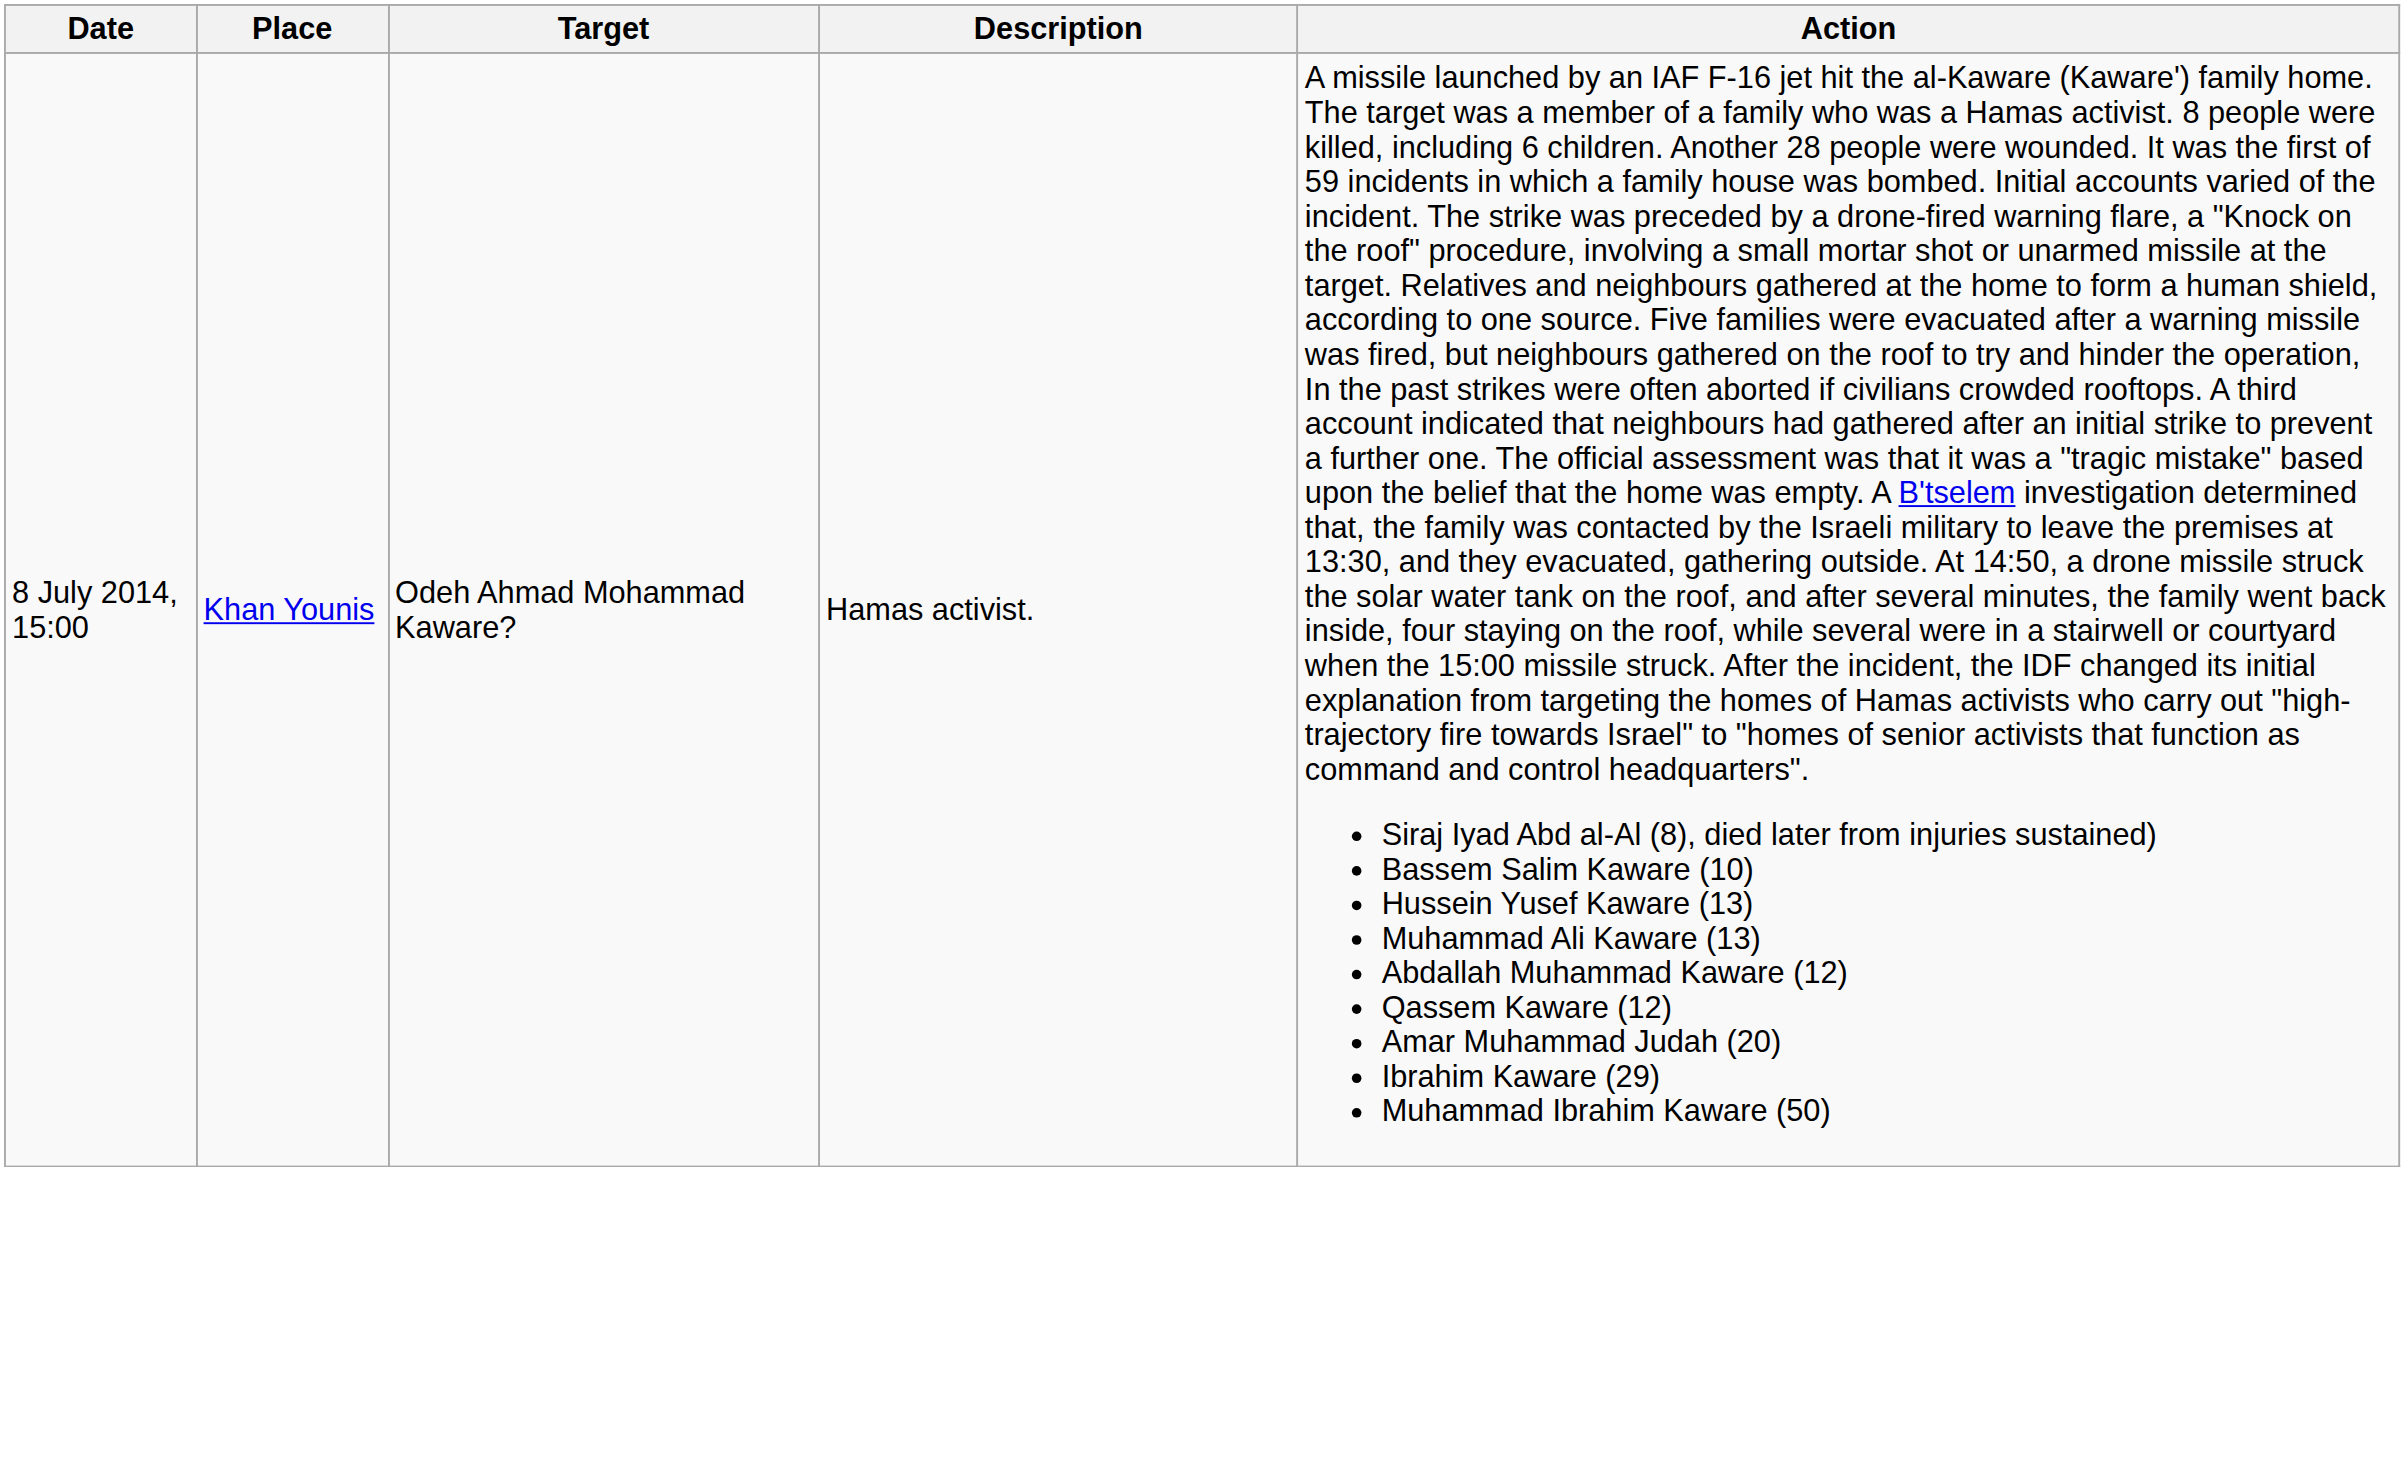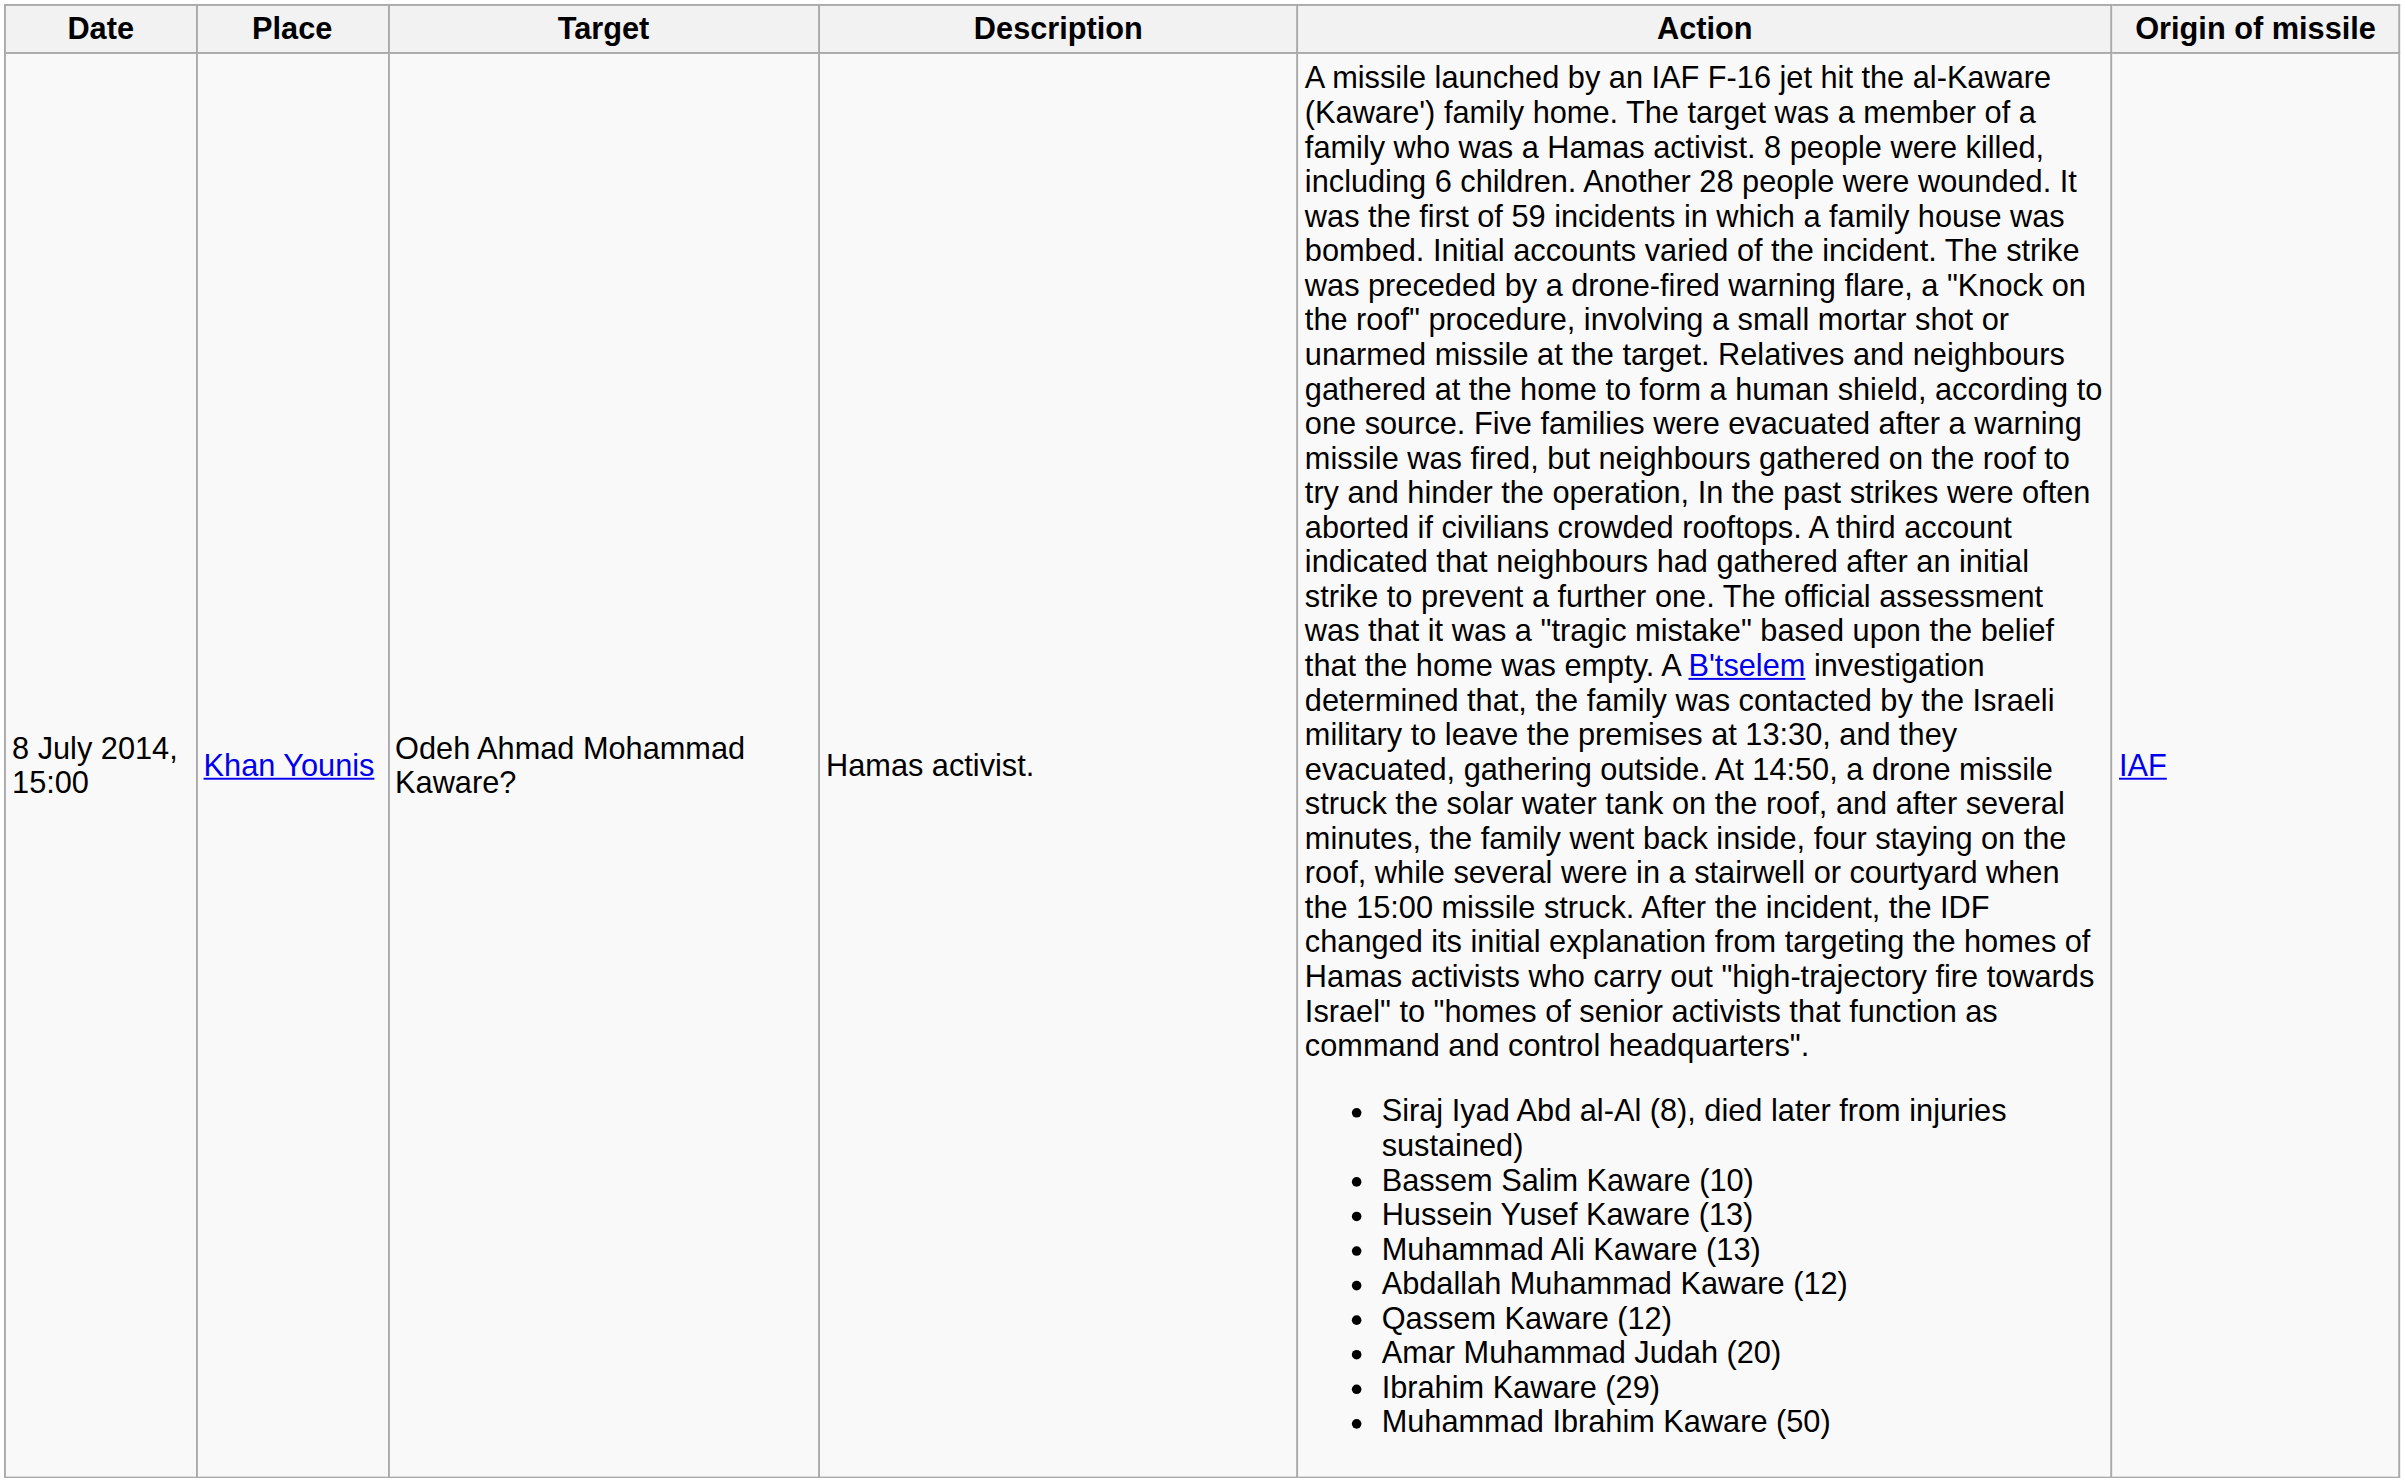+ column: (2256, 28)
